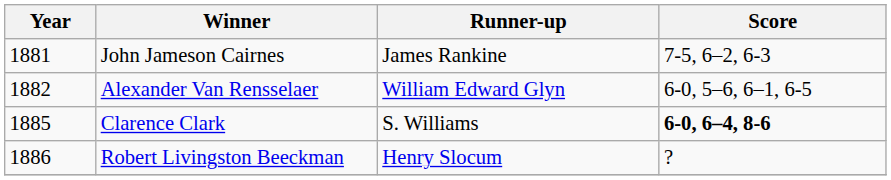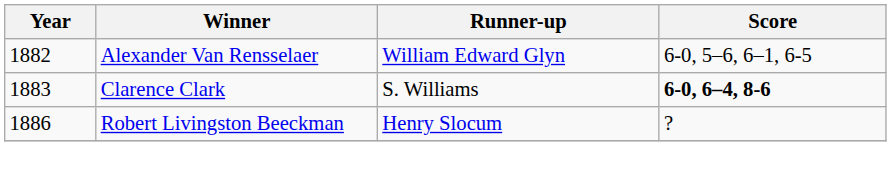- row: (192, 55)
(30, 123) 1885 -> (30, 89) 1883
